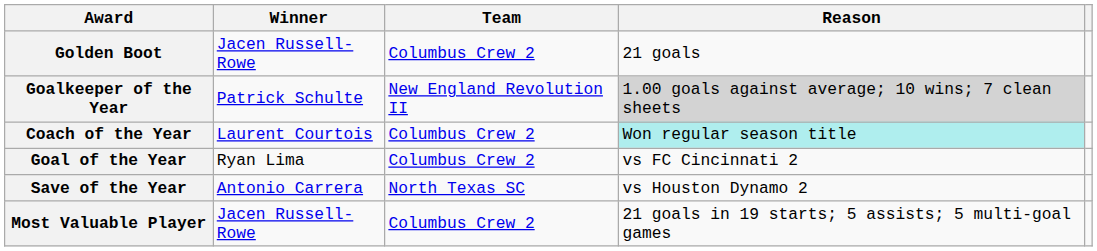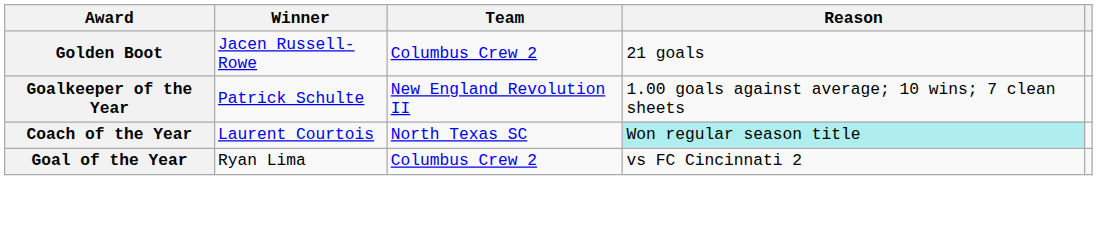(837, 99) lightgrey background -> (841, 99) no background
(462, 135) Columbus Crew 2 -> (459, 135) North Texas SC
- row: (109, 188)
- row: (109, 224)
